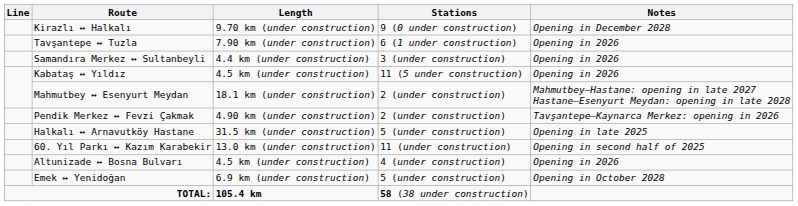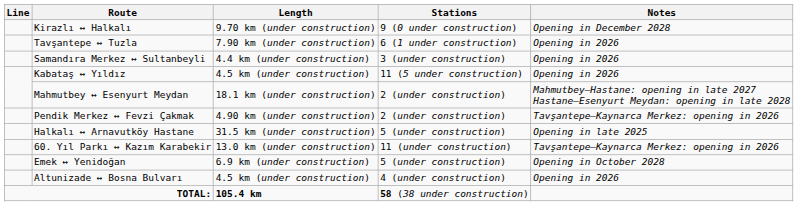(619, 147) Opening in second half of 2025 -> (656, 147) Tavşantepe–Kaynarca Merkez: opening in 2026
rows swapped: (80, 178) <-> (108, 162)
